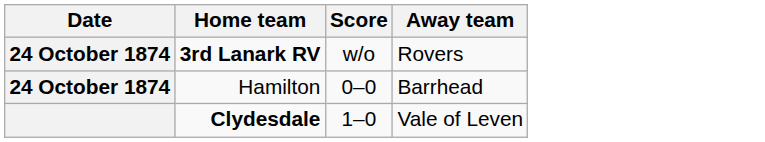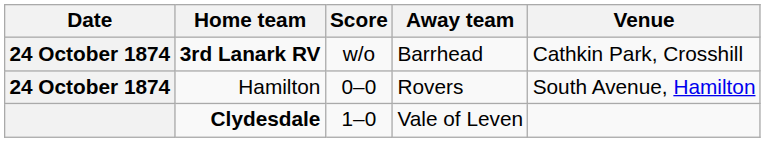+ column: (644, 20)
(430, 53) Rovers -> (440, 53) Barrhead
(440, 86) Barrhead -> (430, 86) Rovers
